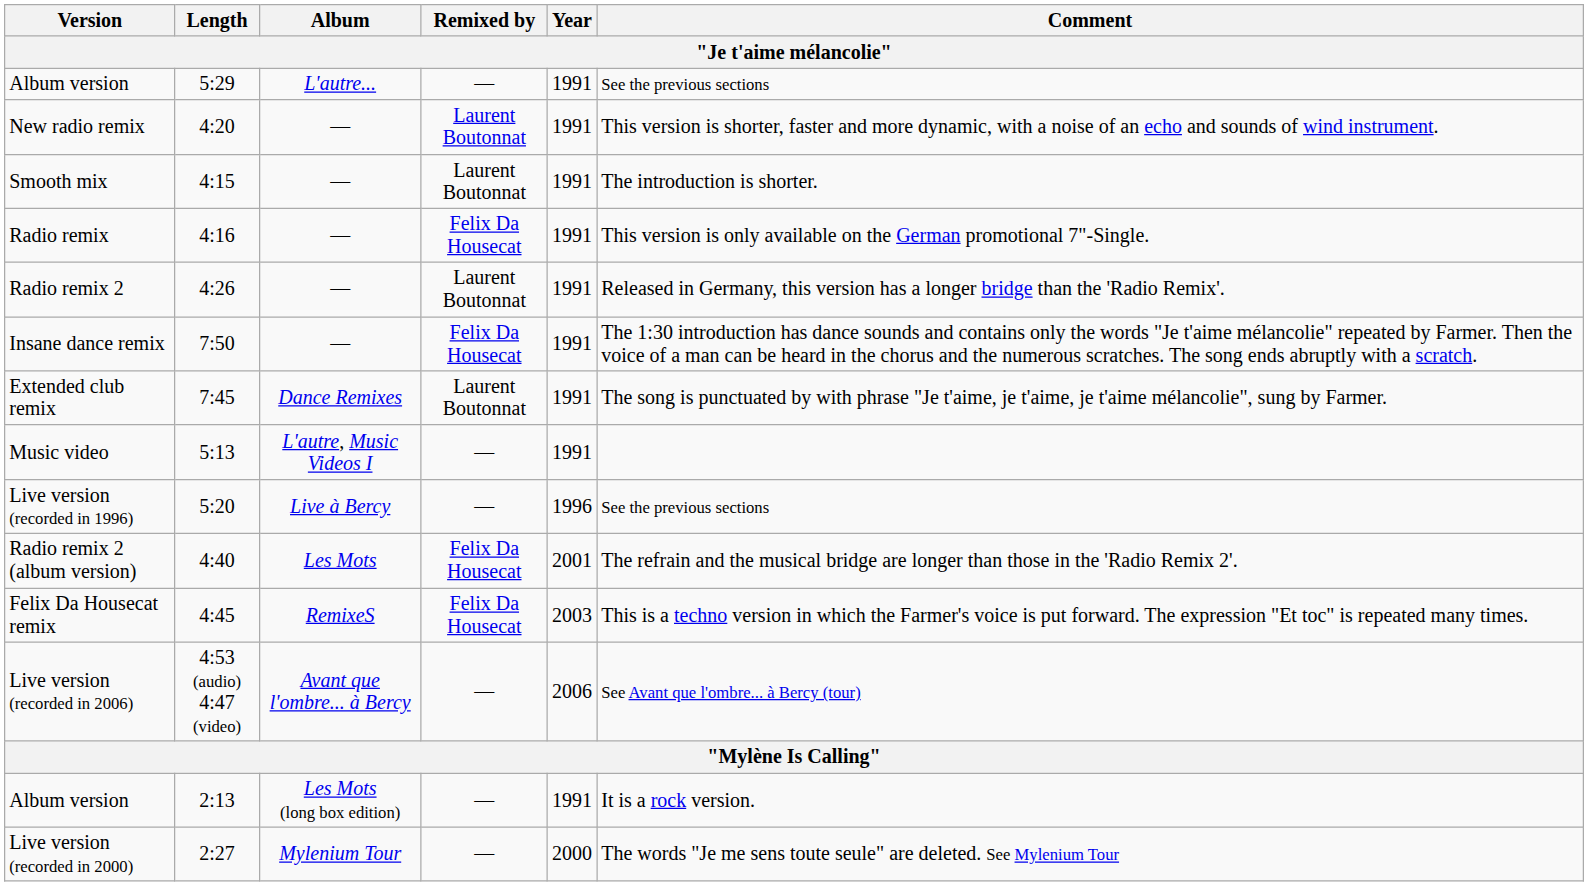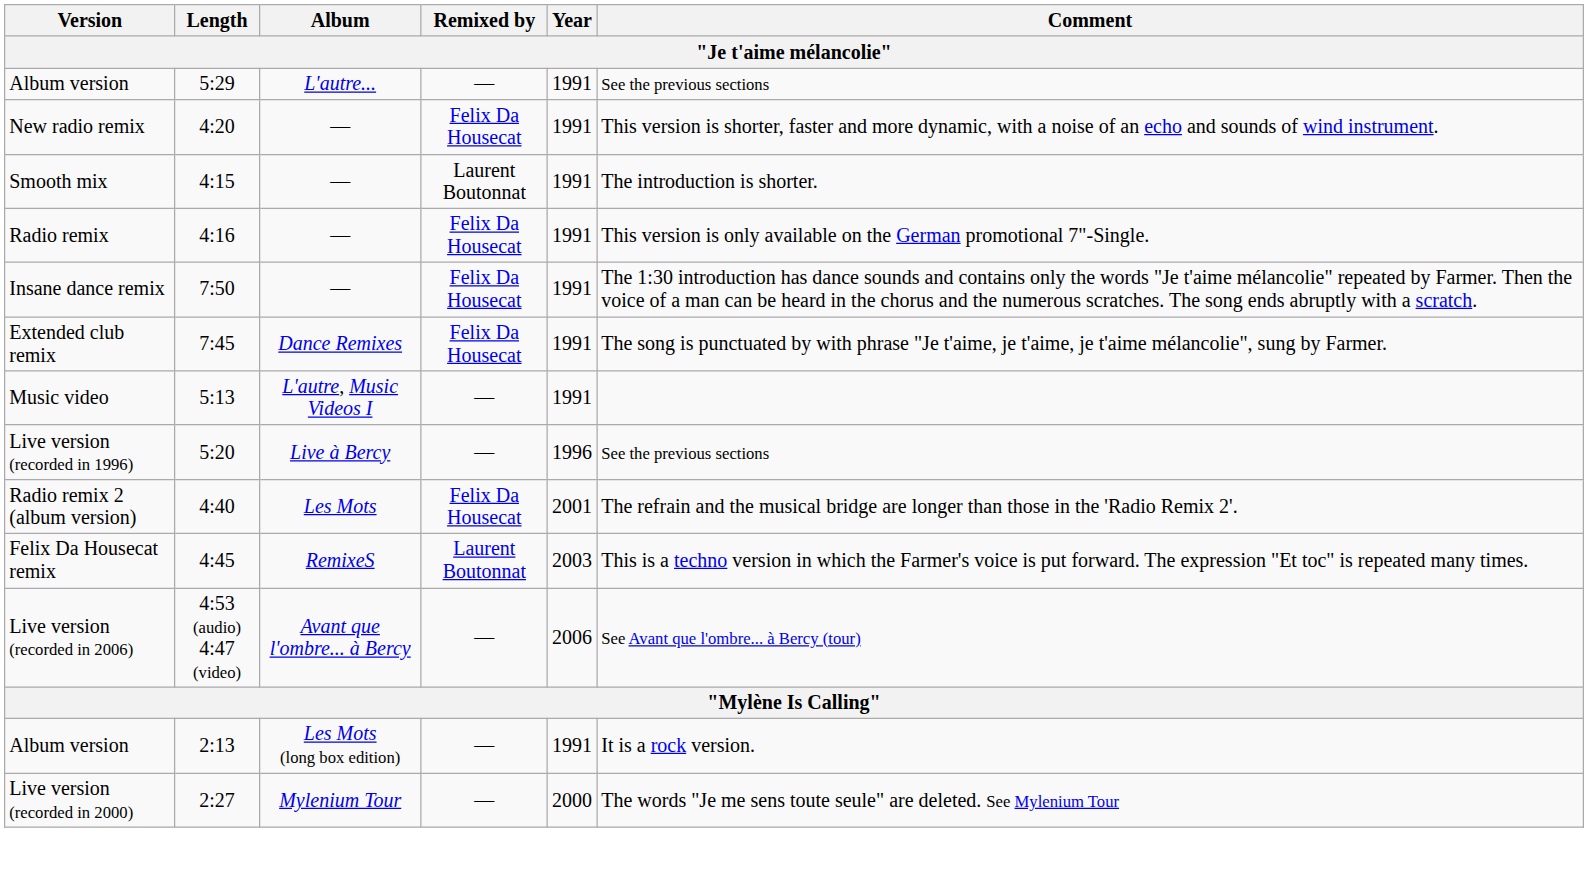(484, 126) Laurent Boutonnat -> (484, 126) Felix Da Housecat
- row: (66, 289)
(484, 397) Laurent Boutonnat -> (484, 343) Felix Da Housecat
(484, 614) Felix Da Housecat -> (484, 560) Laurent Boutonnat
